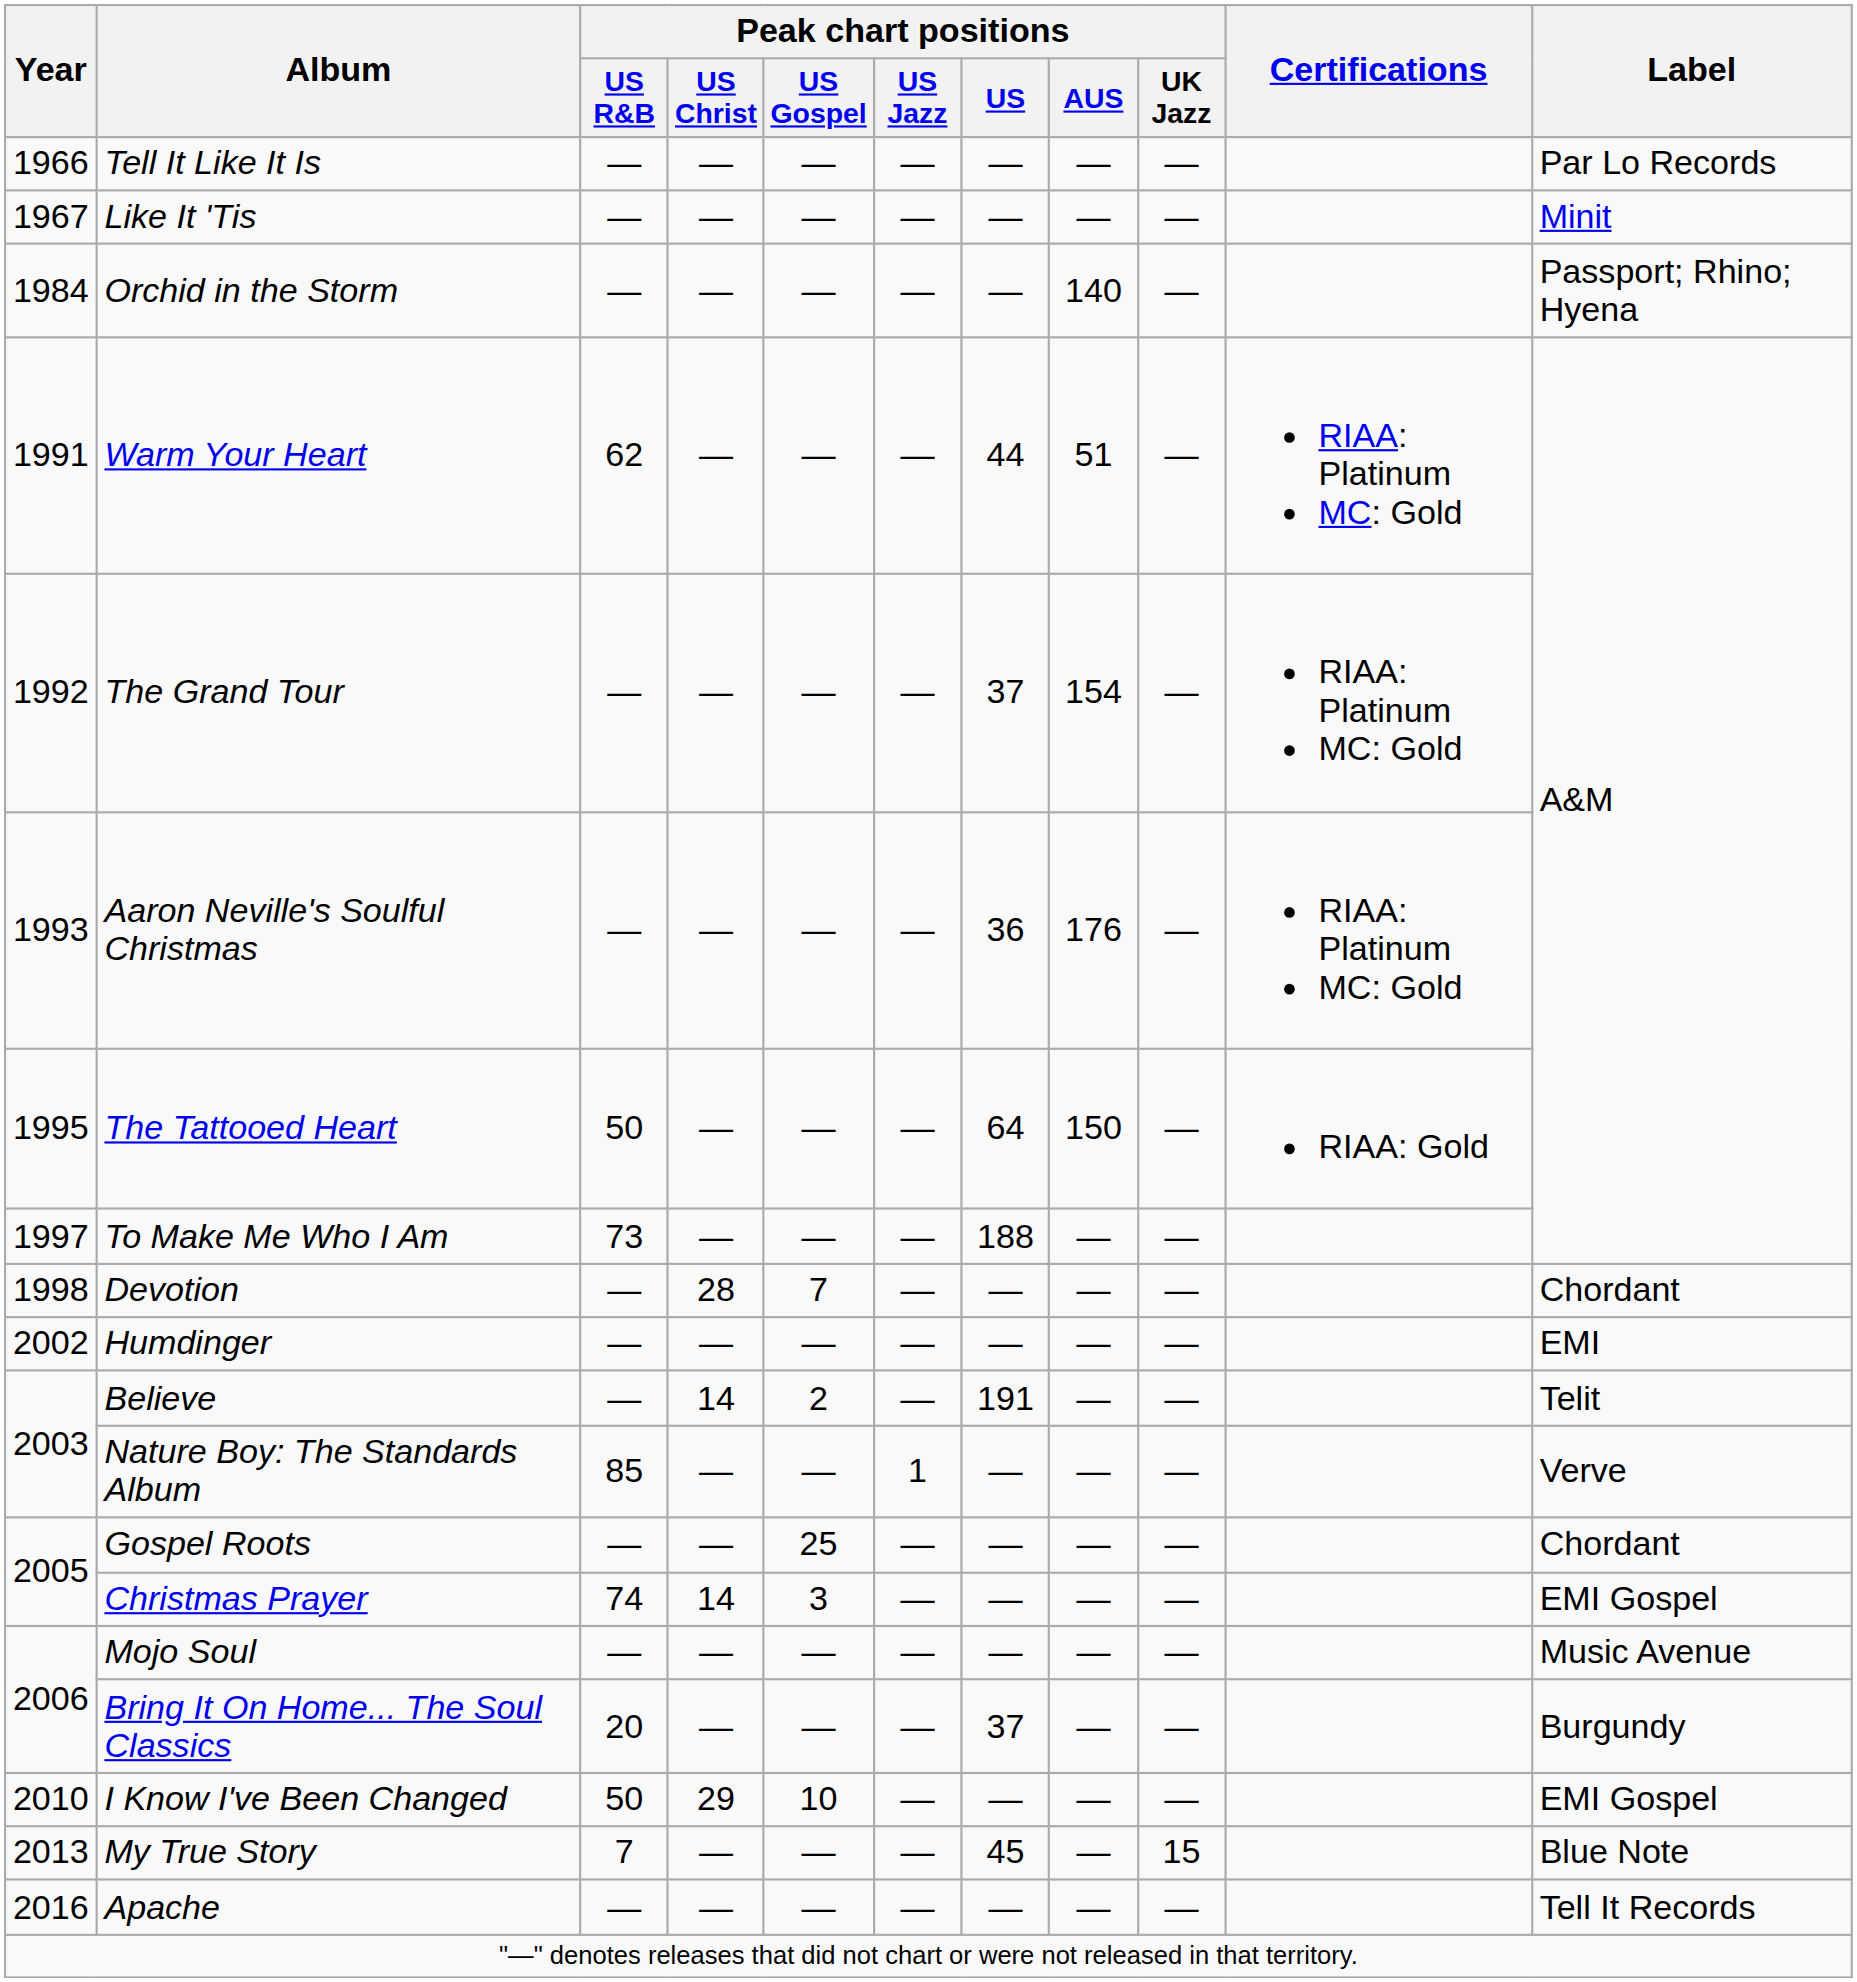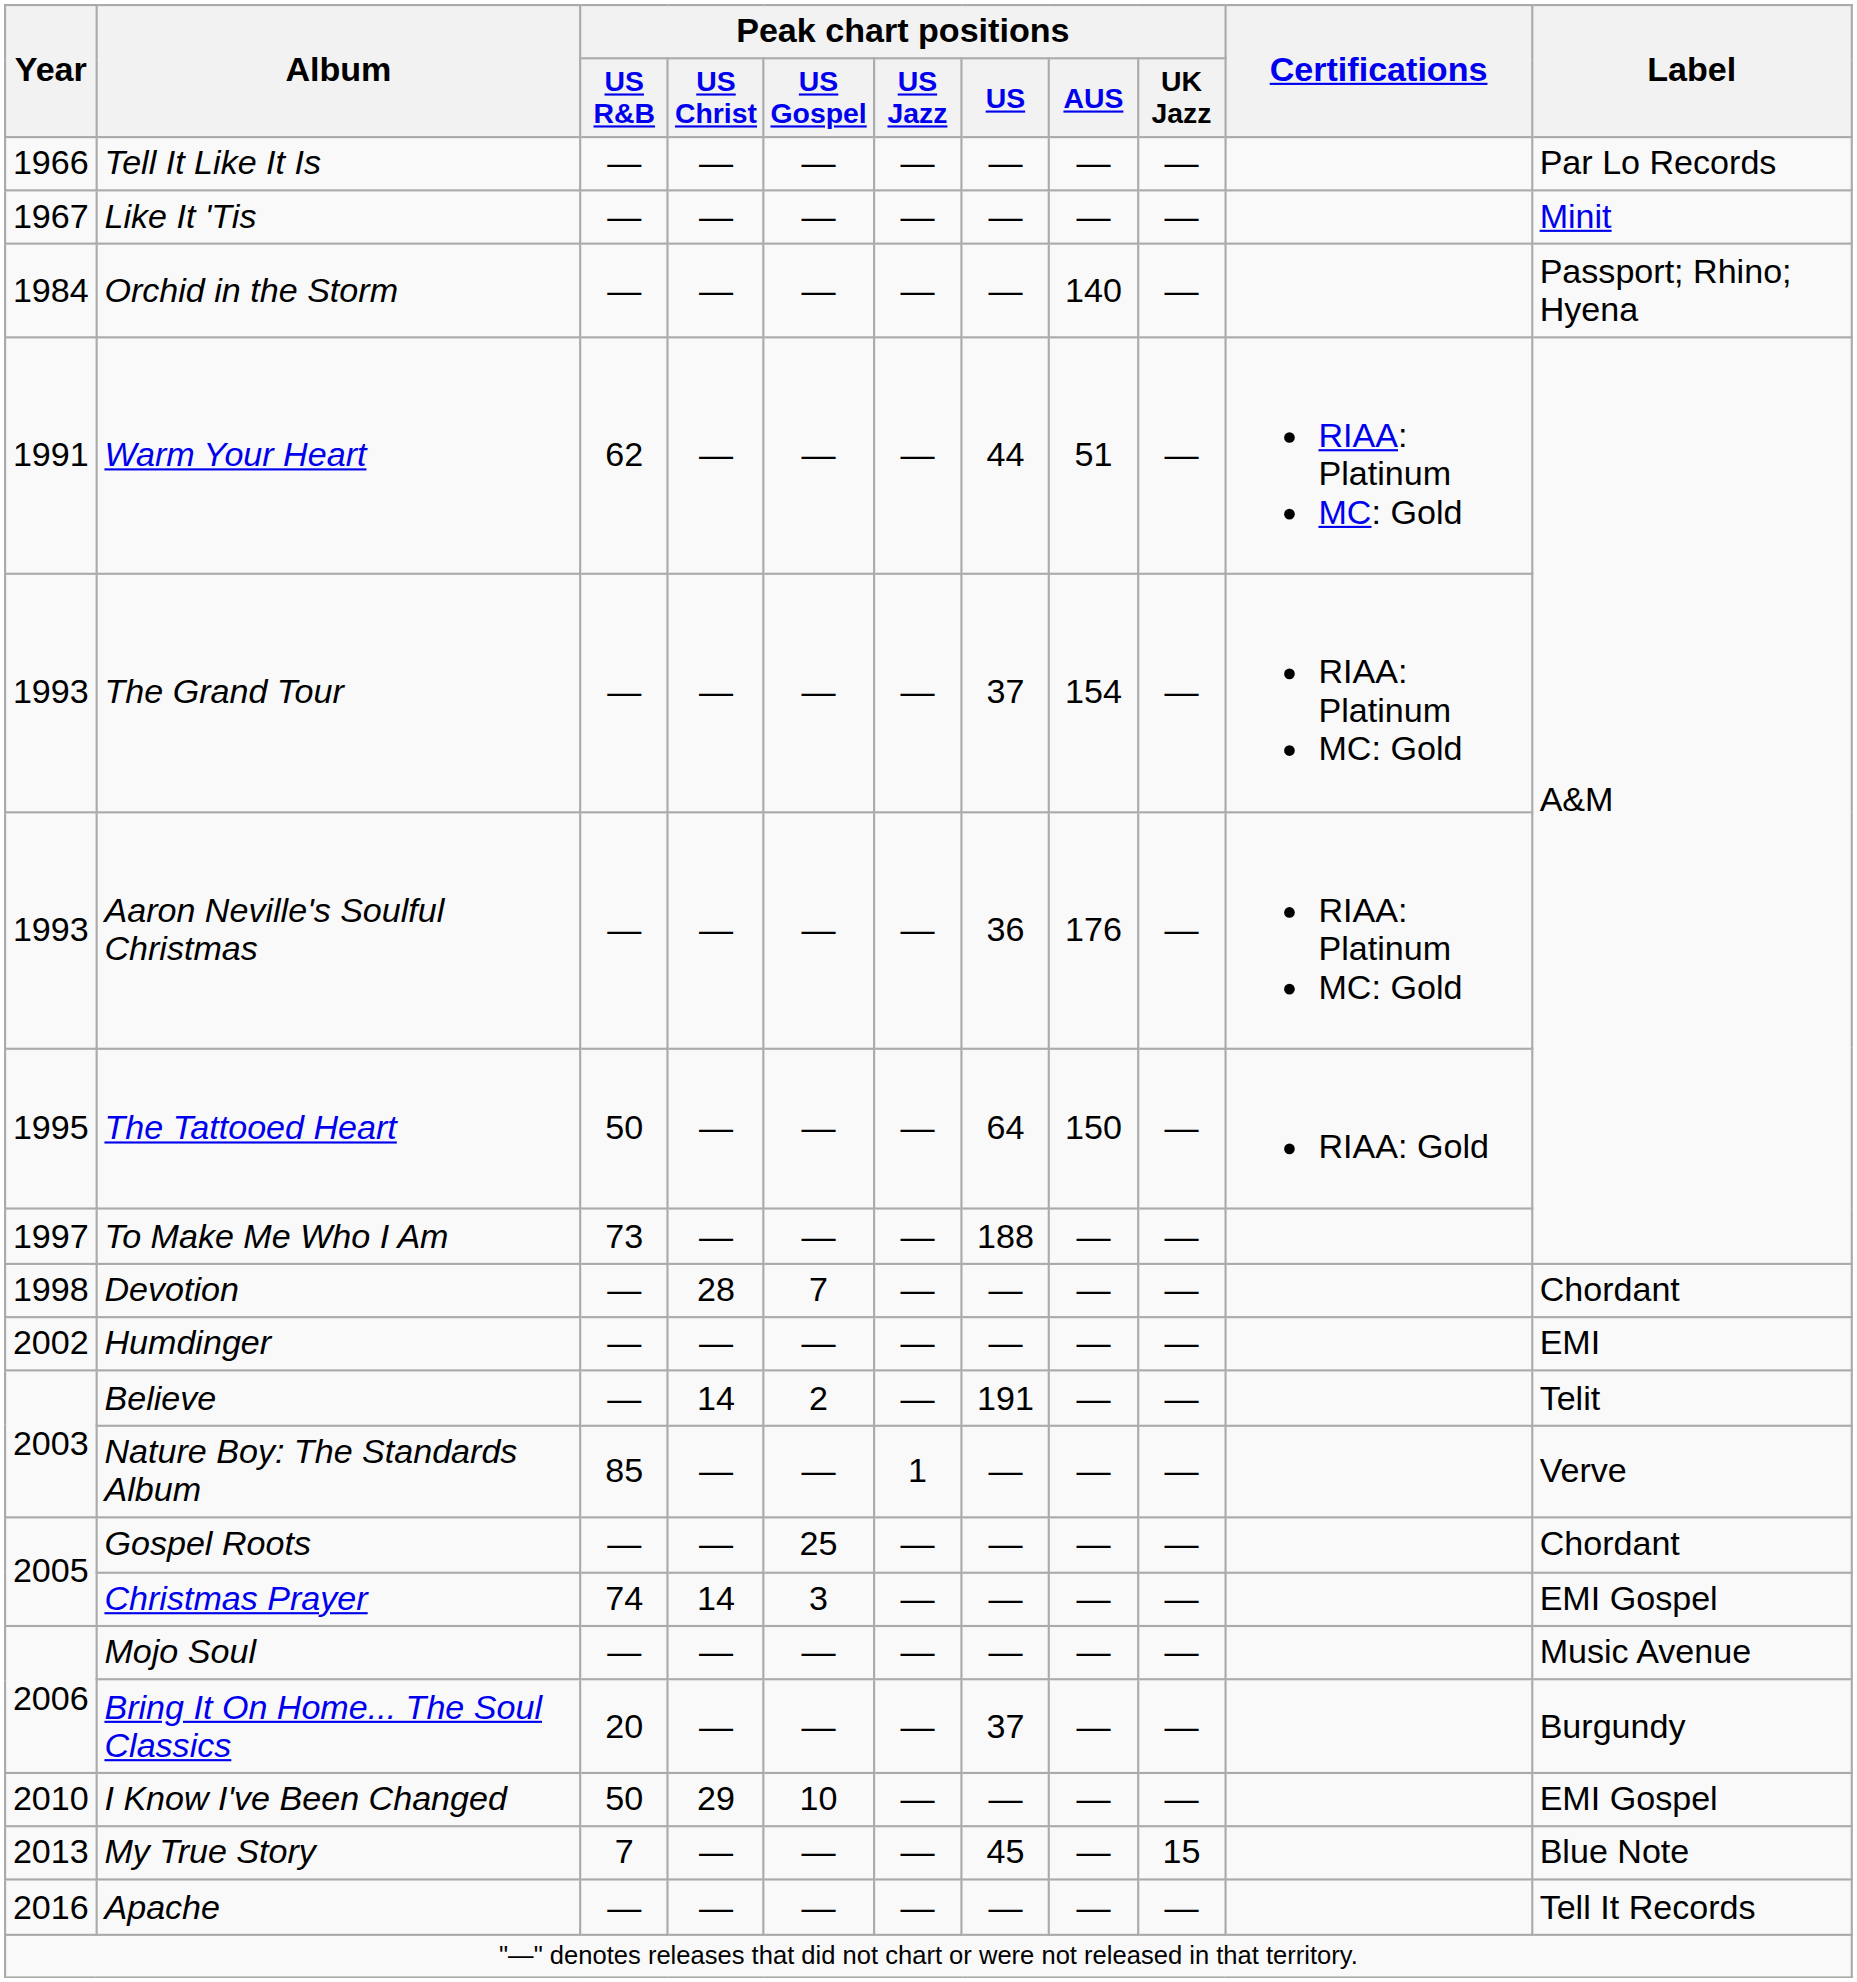(51, 692) 1992 -> (51, 692) 1993
